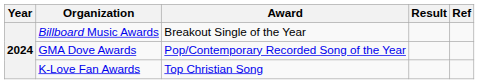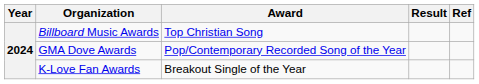(235, 32) Breakout Single of the Year -> (214, 32) Top Christian Song
(214, 69) Top Christian Song -> (235, 69) Breakout Single of the Year
